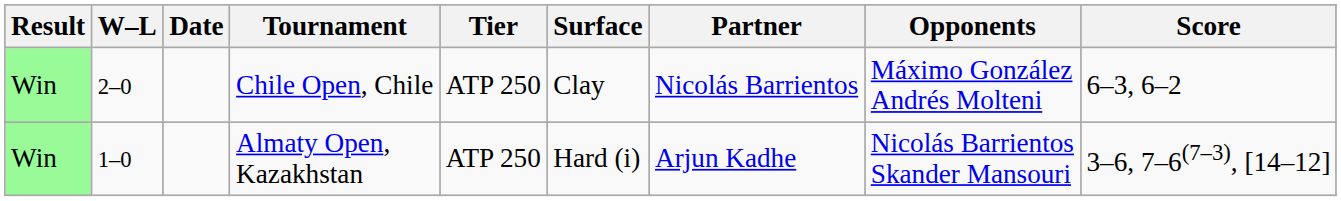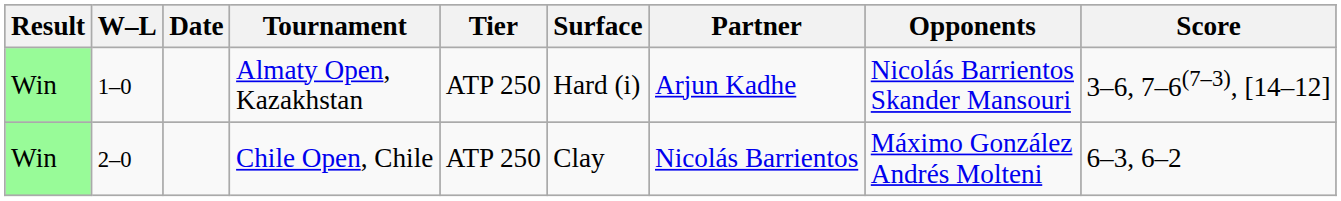rows swapped: (313, 158) <-> (335, 84)
